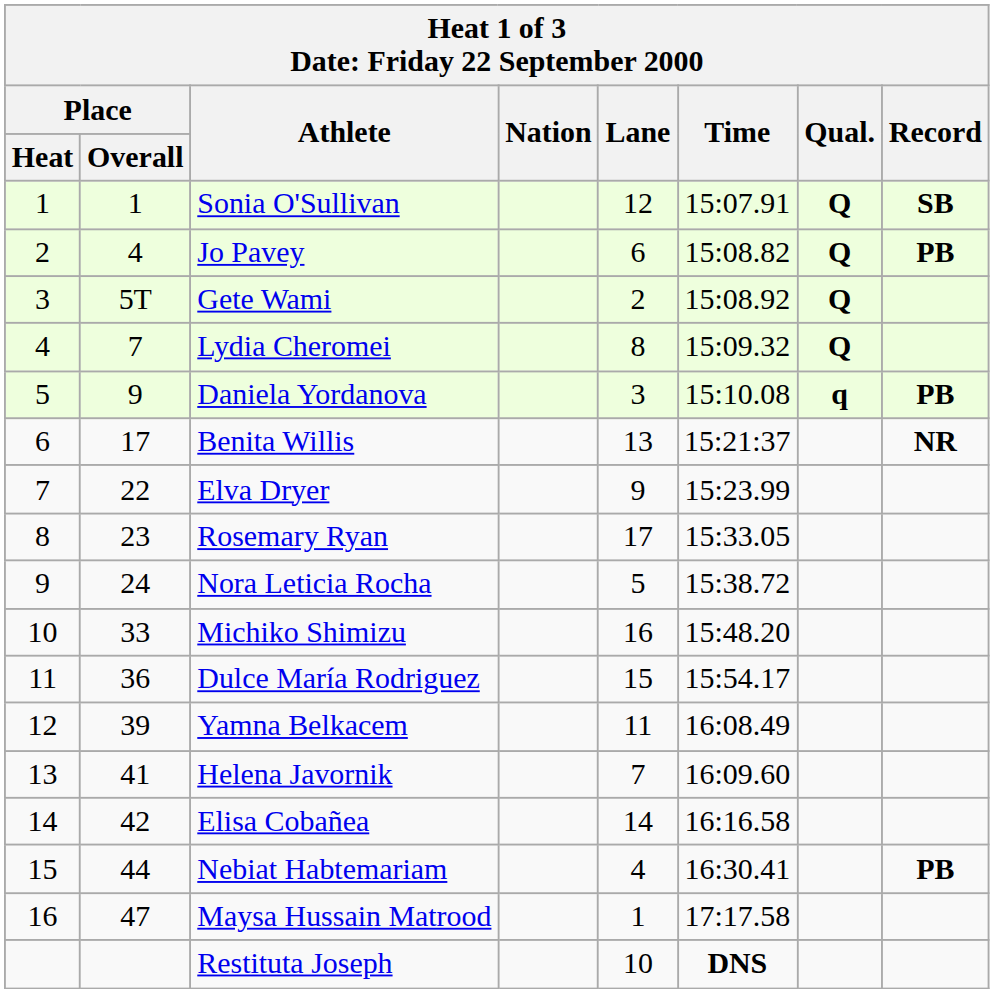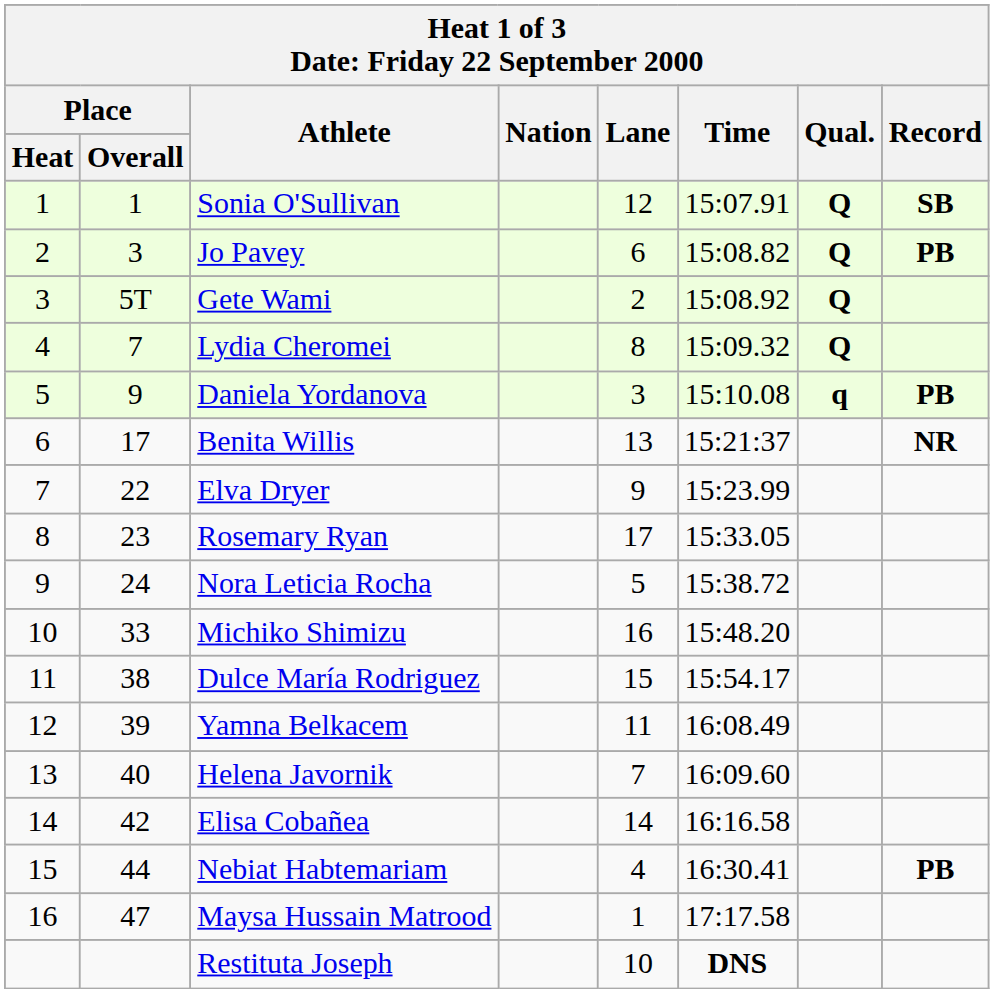(135, 251) 4 -> (135, 251) 3
(135, 678) 36 -> (135, 678) 38
(135, 773) 41 -> (135, 773) 40
